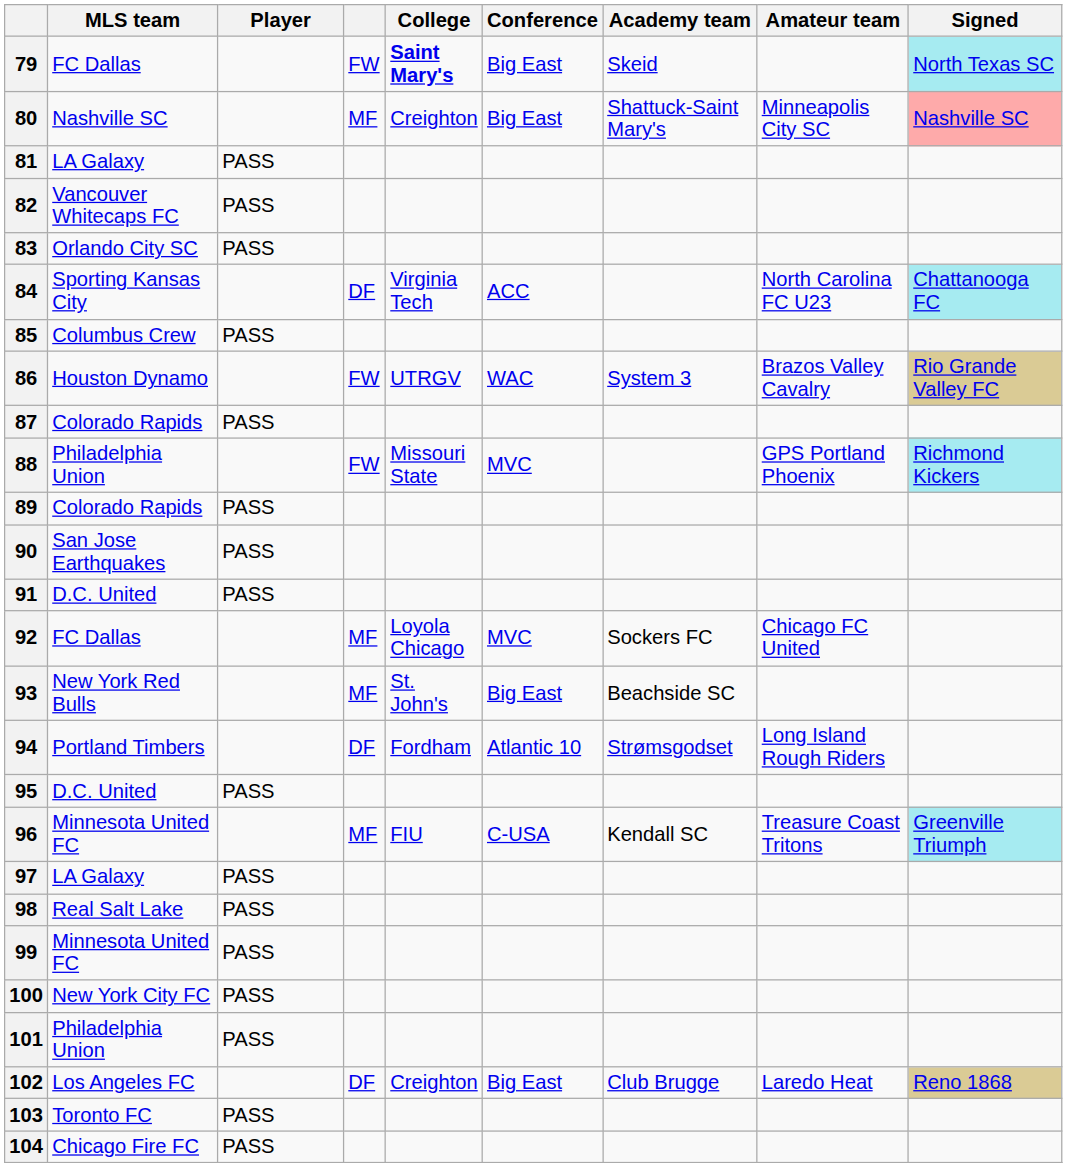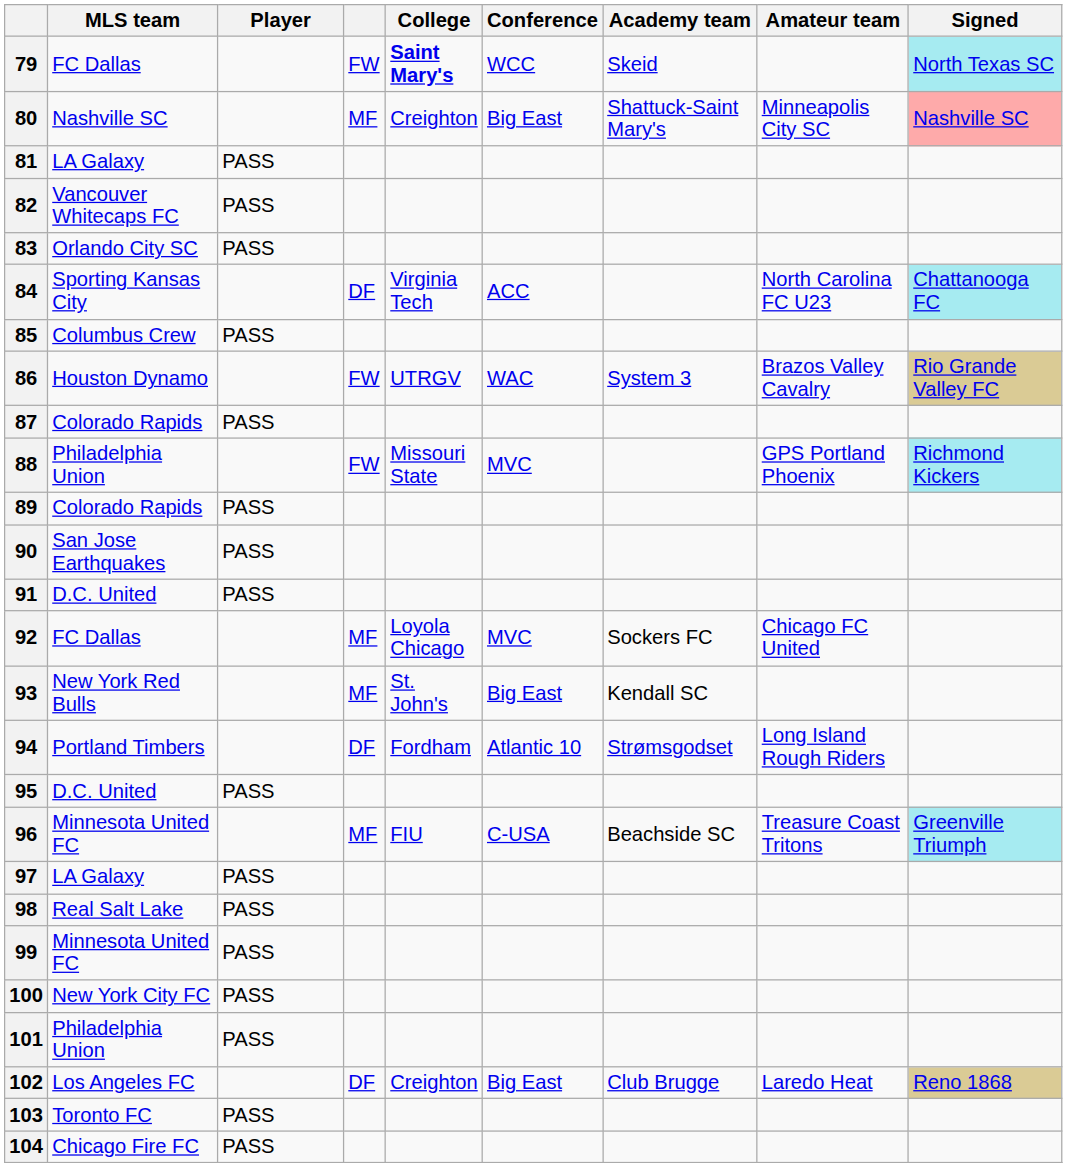(525, 63) Big East -> (511, 63) WCC
(671, 692) Beachside SC -> (658, 692) Kendall SC
(658, 834) Kendall SC -> (671, 834) Beachside SC
